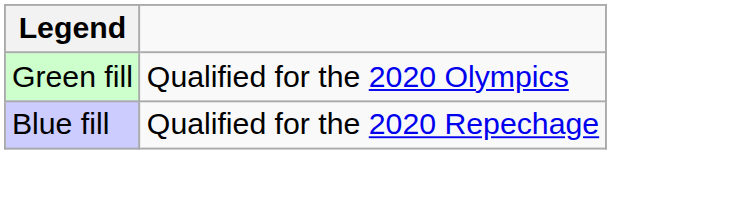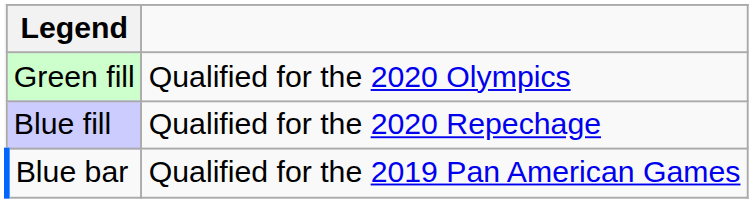+ row: (72, 172)
